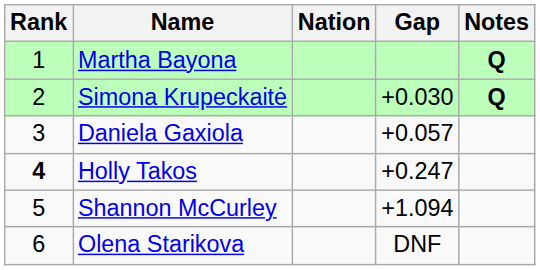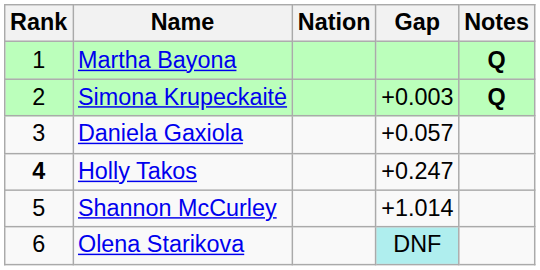(417, 97) +0.030 -> (417, 97) +0.003
(417, 208) +1.094 -> (417, 208) +1.014
(417, 245) no background -> (417, 245) paleturquoise background
